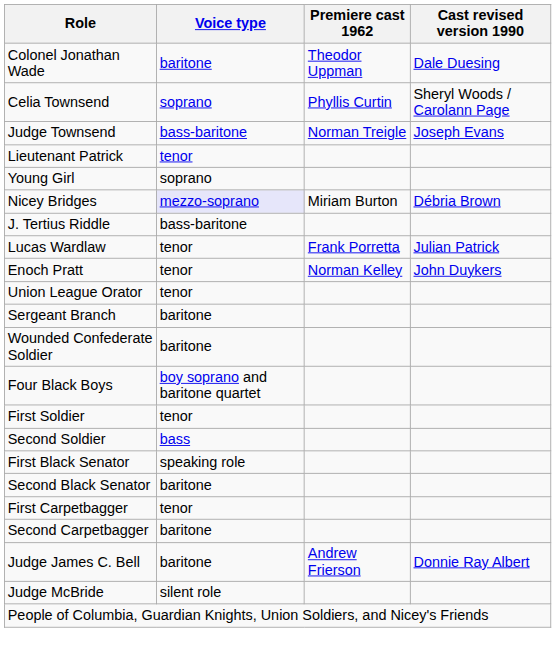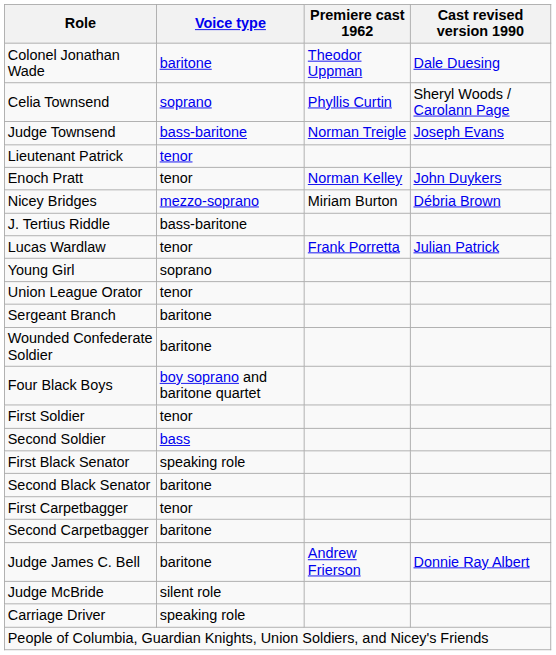rows swapped: (41, 178) <-> (45, 270)
(209, 201) lavender background -> (209, 201) no background
+ row: (57, 615)
